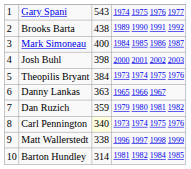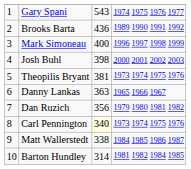(102, 28) 438 -> (102, 28) 436
(149, 44) 1984 1985 1986 1987 -> (149, 44) 1996 1997 1998 1999
(102, 76) 384 -> (102, 76) 381
(102, 108) 359 -> (102, 108) 356
(149, 140) 1996 1997 1998 1999 -> (149, 140) 1984 1985 1986 1987
